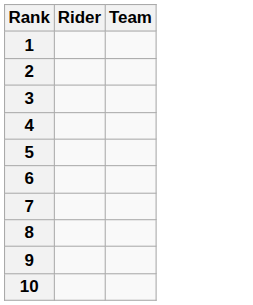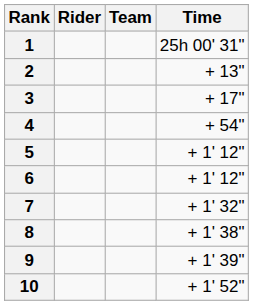+ column: (202, 17)
